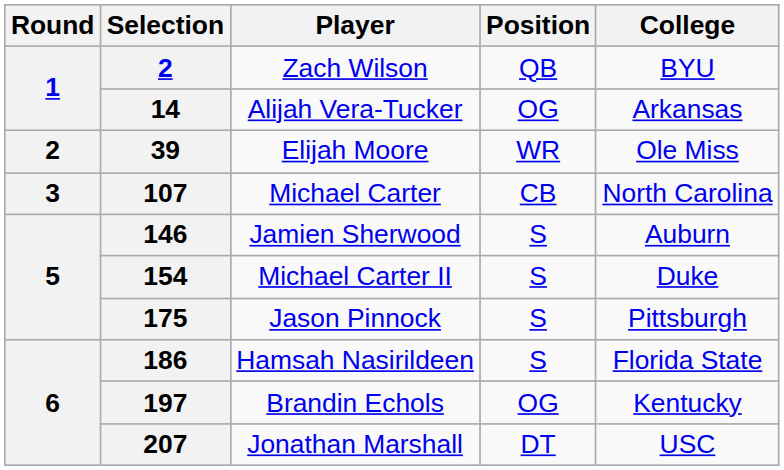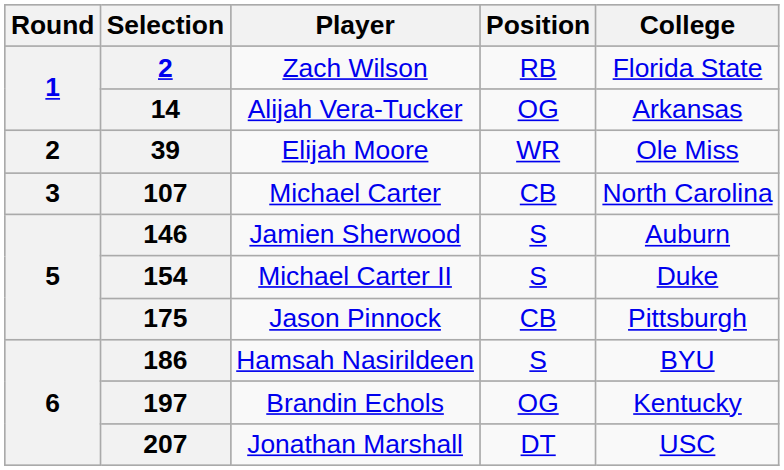(538, 67) QB -> (538, 67) RB
(687, 67) BYU -> (687, 67) Florida State
(538, 318) S -> (538, 318) CB
(687, 360) Florida State -> (687, 360) BYU
